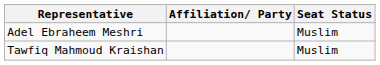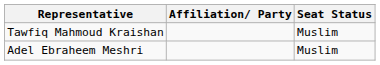rows swapped: (85, 51) <-> (75, 32)
